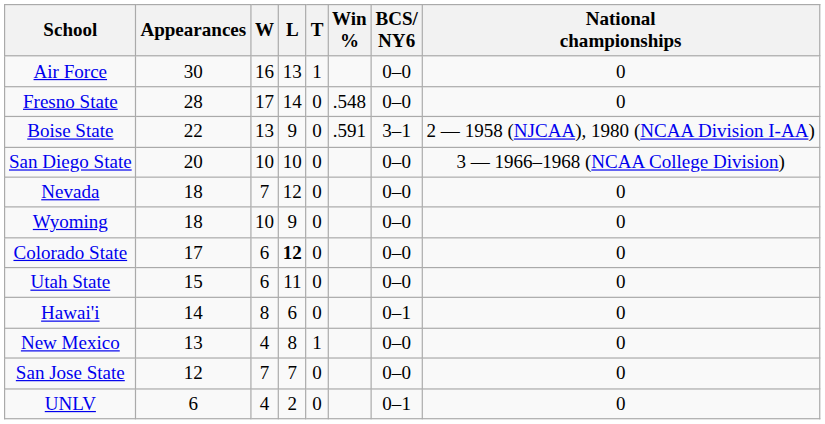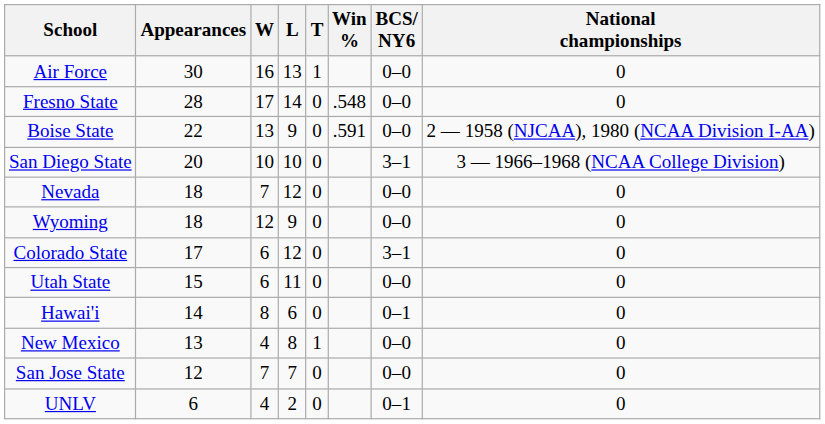(397, 131) 3–1 -> (397, 131) 0–0
(397, 161) 0–0 -> (397, 161) 3–1
(265, 222) 10 -> (265, 222) 12
(292, 252) bold -> (292, 252) normal
(397, 252) 0–0 -> (397, 252) 3–1
